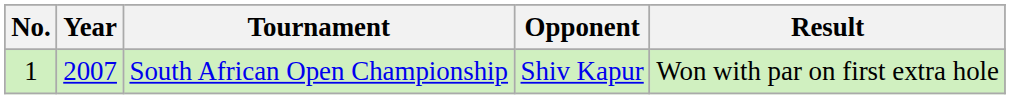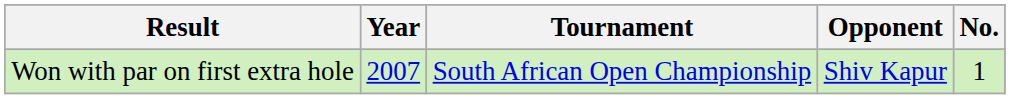columns swapped: (31, 26) <-> (828, 26)
